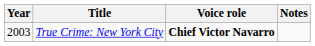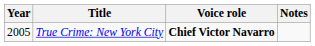(19, 32) 2003 -> (19, 32) 2005
